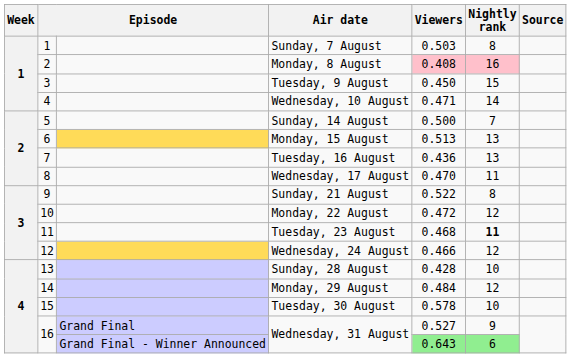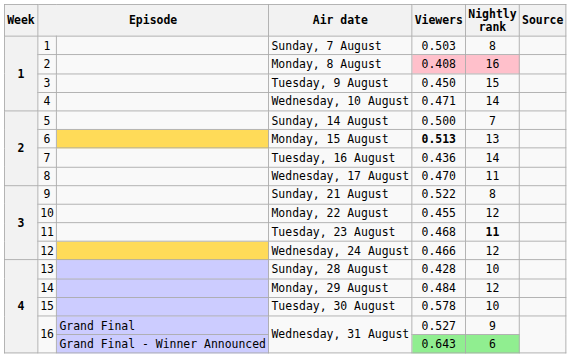(439, 139) normal -> (439, 139) bold
(492, 157) 13 -> (492, 157) 14
(439, 213) 0.472 -> (439, 213) 0.455
